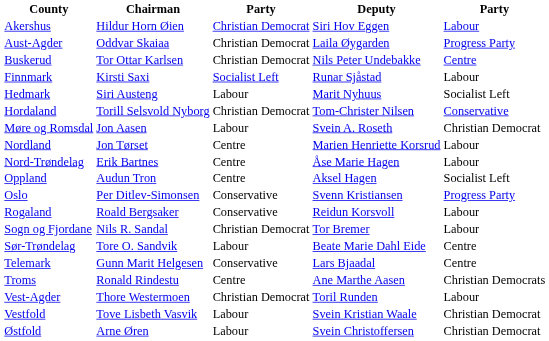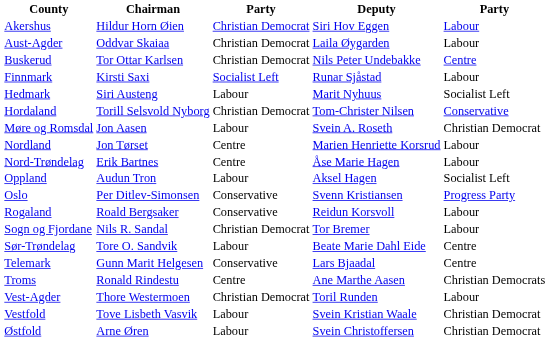(479, 43) Progress Party -> (461, 43) Labour
(229, 178) Centre -> (230, 178) Labour
